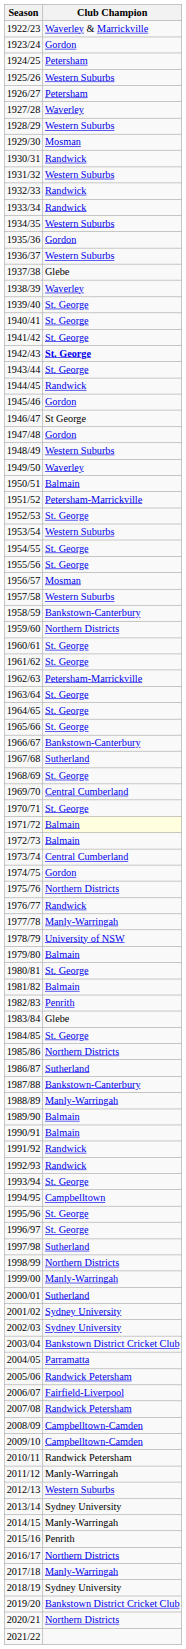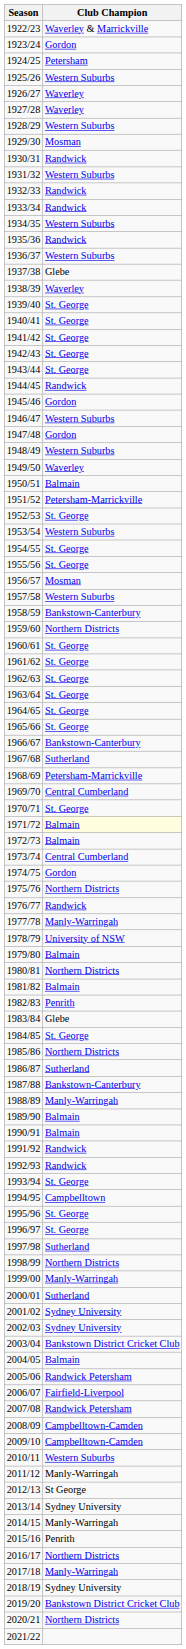(66, 93) Petersham -> (64, 93) Waverley
(61, 239) Gordon -> (66, 239) Randwick
(68, 353) bold -> (67, 353) normal
(65, 418) St George -> (80, 418) Western Suburbs
(94, 678) Petersham-Marrickville -> (67, 678) St. George
(67, 775) St. George -> (94, 775) Petersham-Marrickville
(67, 970) St. George -> (82, 970) Northern Districts
(67, 1360) Parramatta -> (62, 1360) Balmain
(88, 1457) Randwick Petersham -> (80, 1457) Western Suburbs
(80, 1490) Western Suburbs -> (65, 1490) St George
